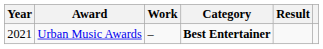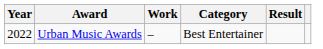(20, 33) 2021 -> (20, 33) 2022
(227, 33) bold -> (223, 33) normal
